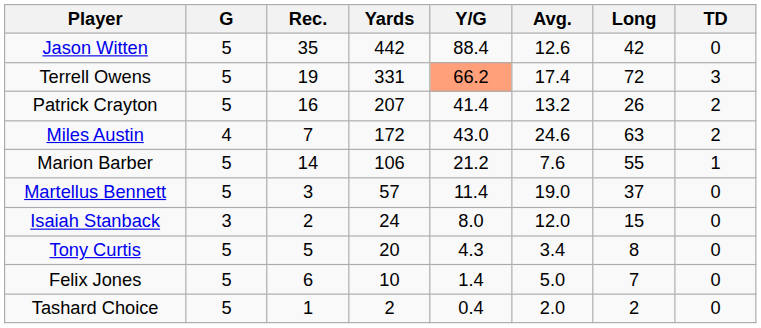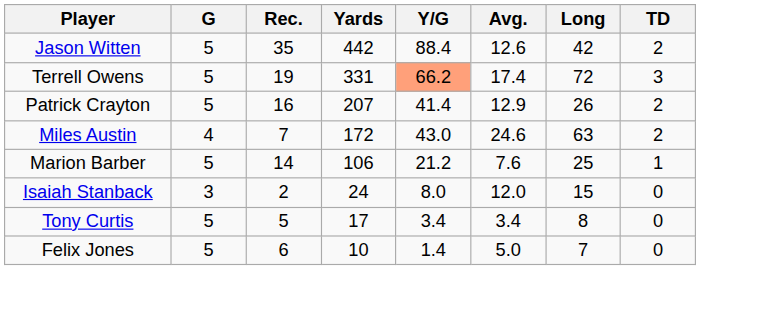(716, 47) 0 -> (658, 47) 2
(553, 105) 13.2 -> (508, 105) 12.9
(634, 163) 55 -> (583, 163) 25
- row: (95, 192)
(389, 250) 20 -> (358, 221) 17
(471, 250) 4.3 -> (433, 221) 3.4
- row: (95, 308)
